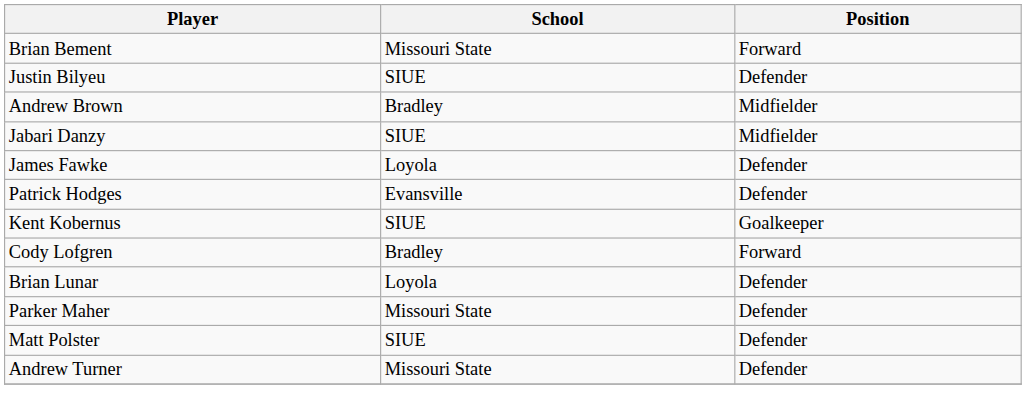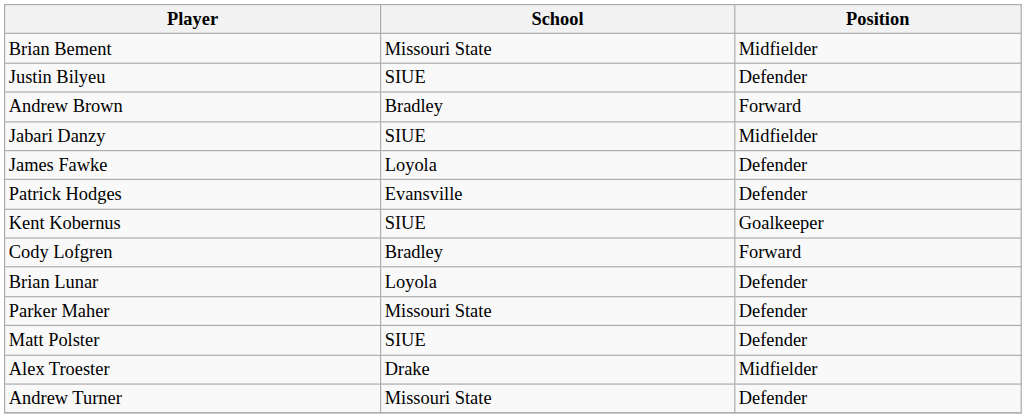(770, 48) Forward -> (778, 48) Midfielder
(778, 106) Midfielder -> (770, 106) Forward
+ row: (59, 369)
